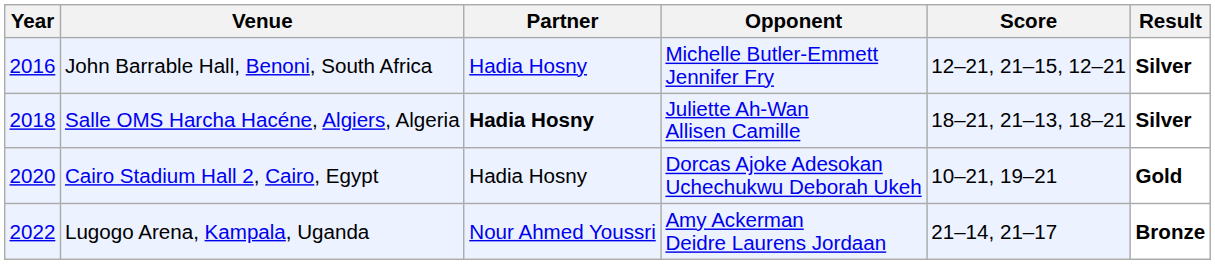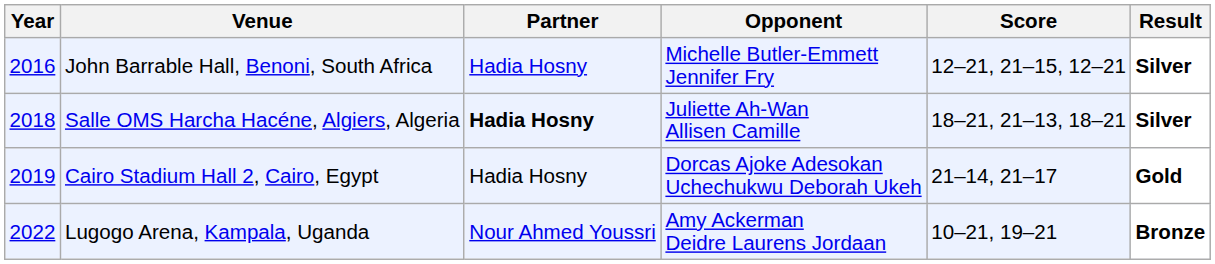(32, 176) 2020 -> (32, 176) 2019
(994, 176) 10–21, 19–21 -> (994, 176) 21–14, 21–17
(994, 232) 21–14, 21–17 -> (994, 232) 10–21, 19–21
